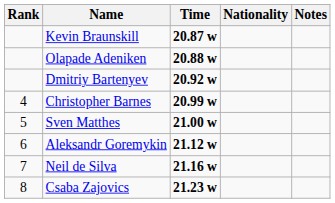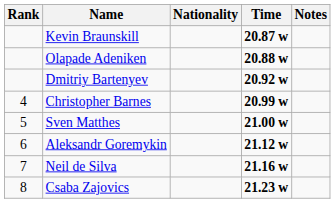columns swapped: (256, 15) <-> (195, 15)
